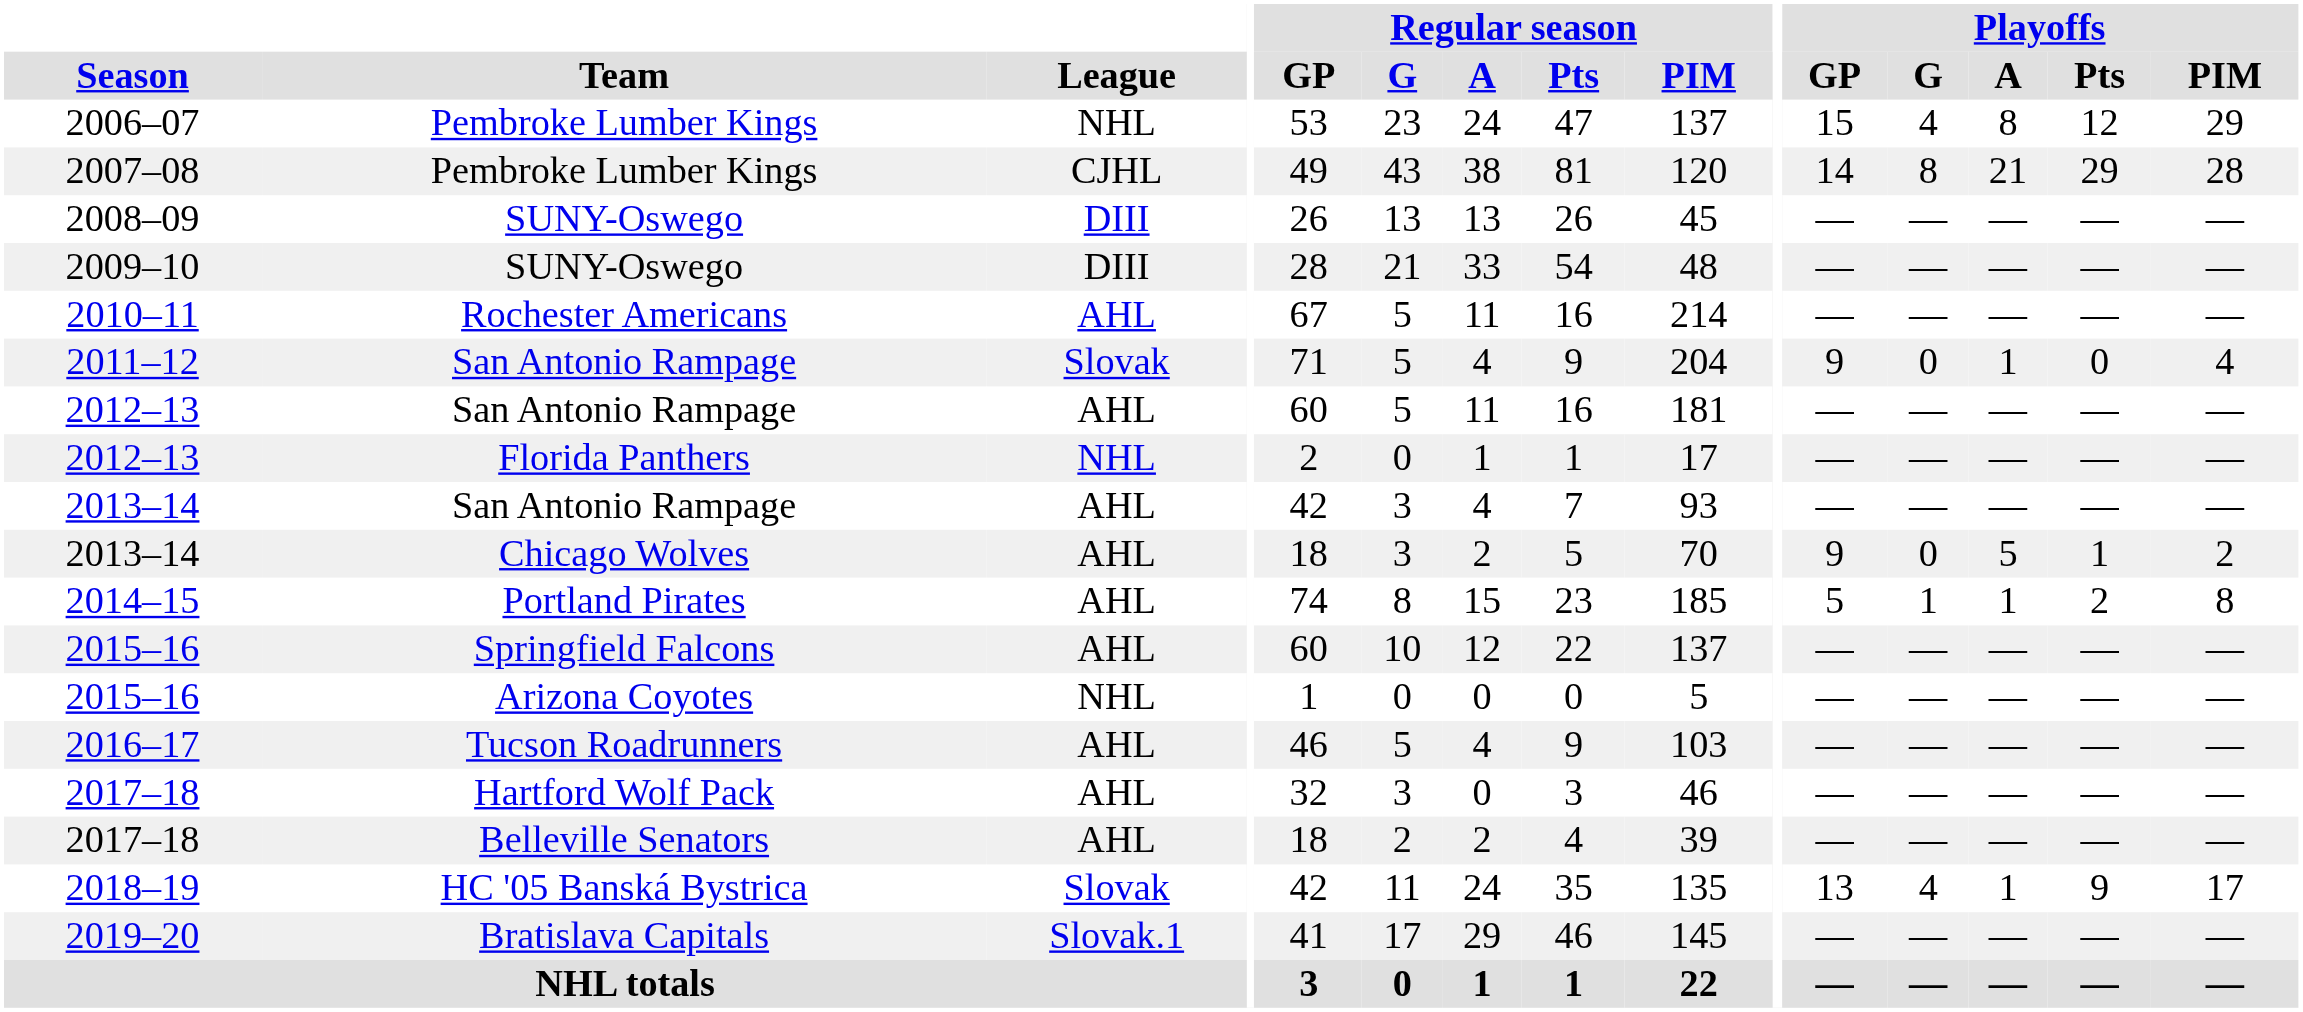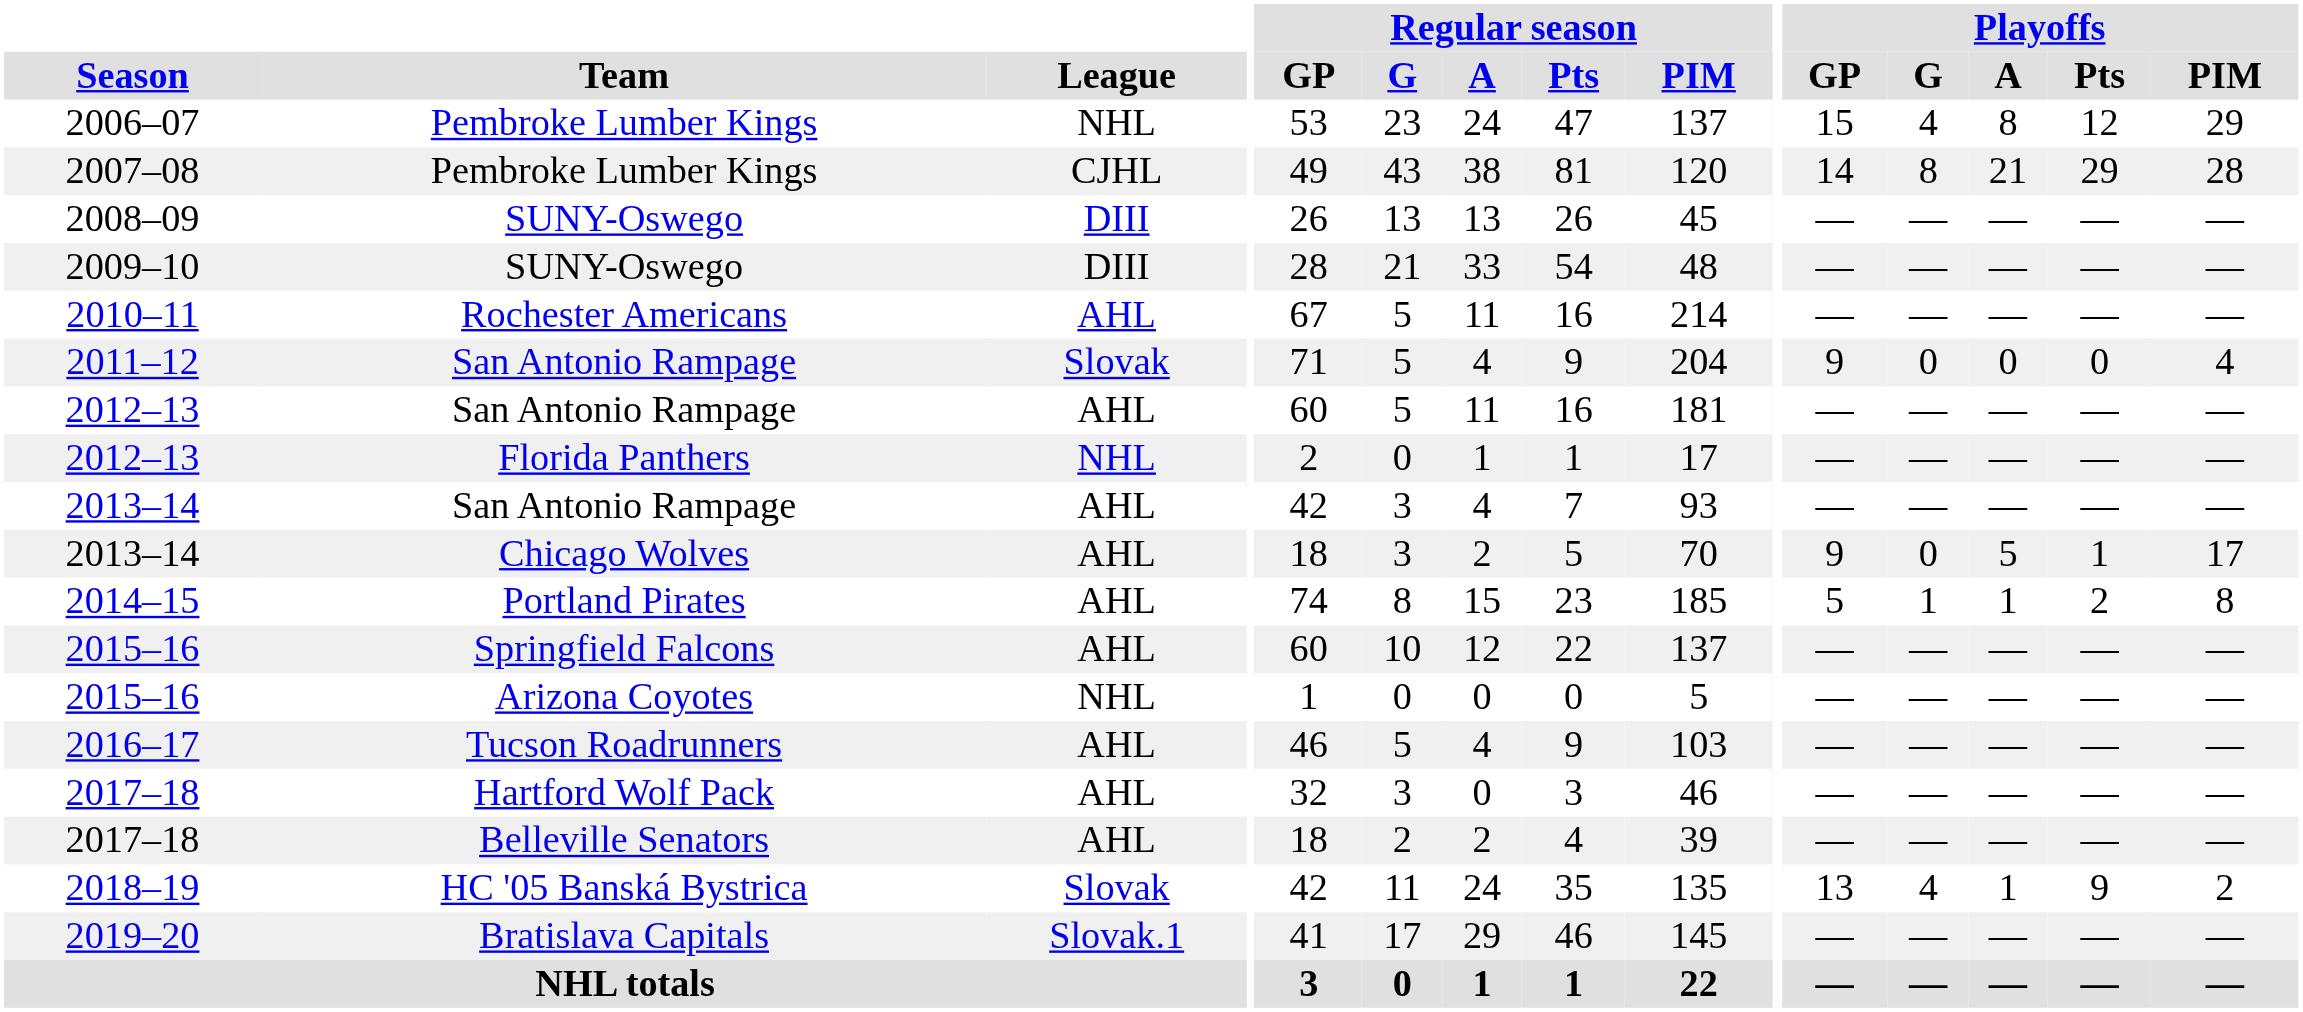(2008, 361) 1 -> (2008, 361) 0
(2225, 553) 2 -> (2225, 553) 17
(2225, 887) 17 -> (2225, 887) 2
